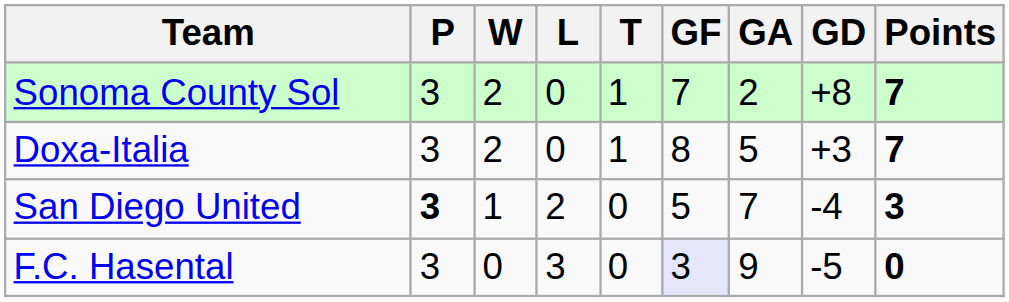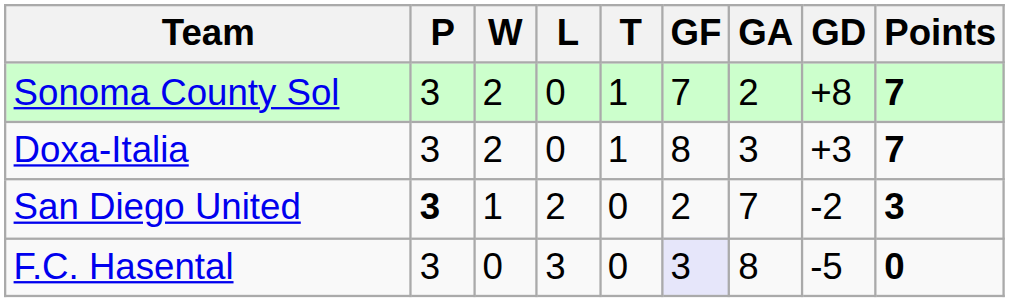(749, 149) 5 -> (749, 149) 3
(681, 207) 5 -> (681, 207) 2
(826, 207) -4 -> (826, 207) -2
(749, 265) 9 -> (749, 265) 8
